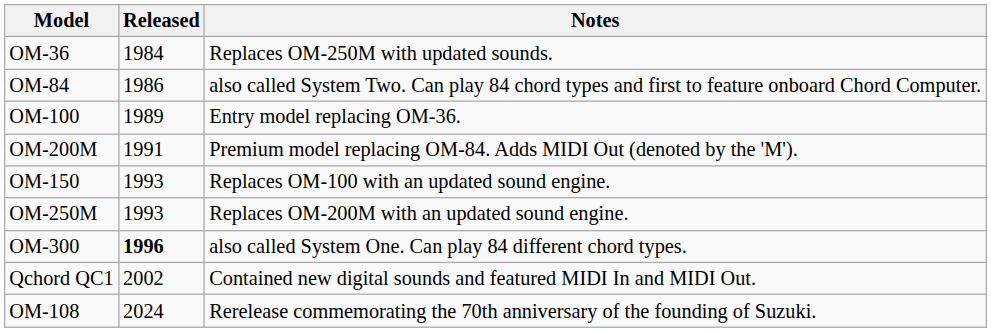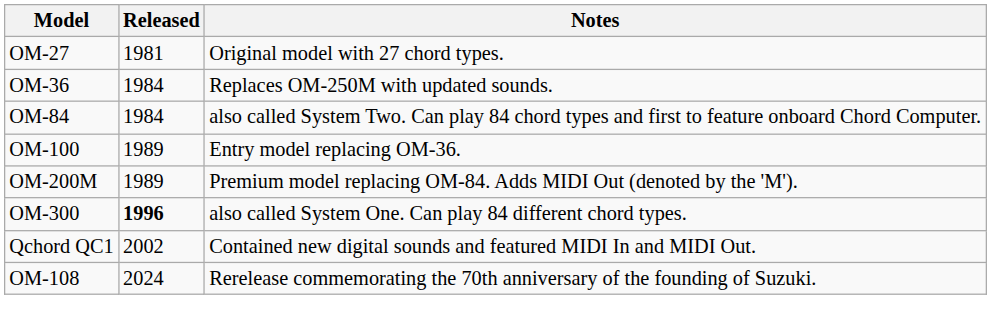+ row: (39, 52)
(143, 85) 1986 -> (143, 117) 1984
(143, 149) 1991 -> (143, 181) 1989
- row: (44, 181)
- row: (53, 213)
